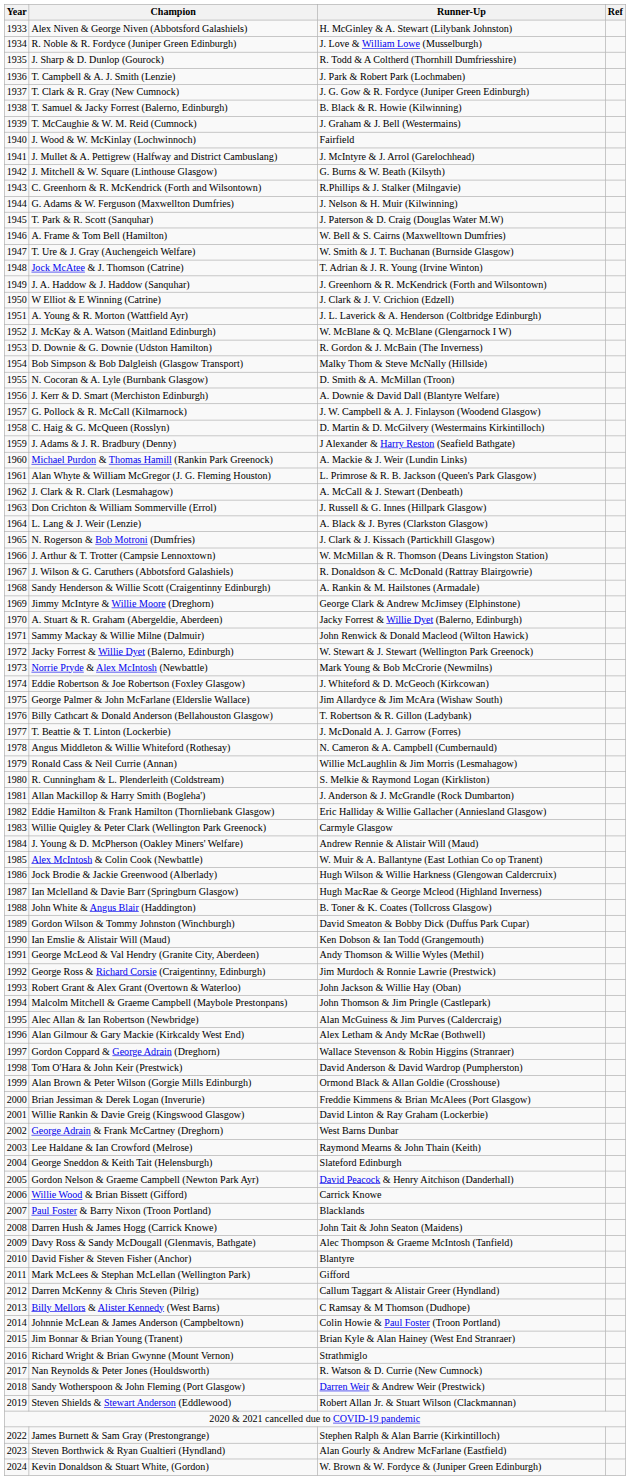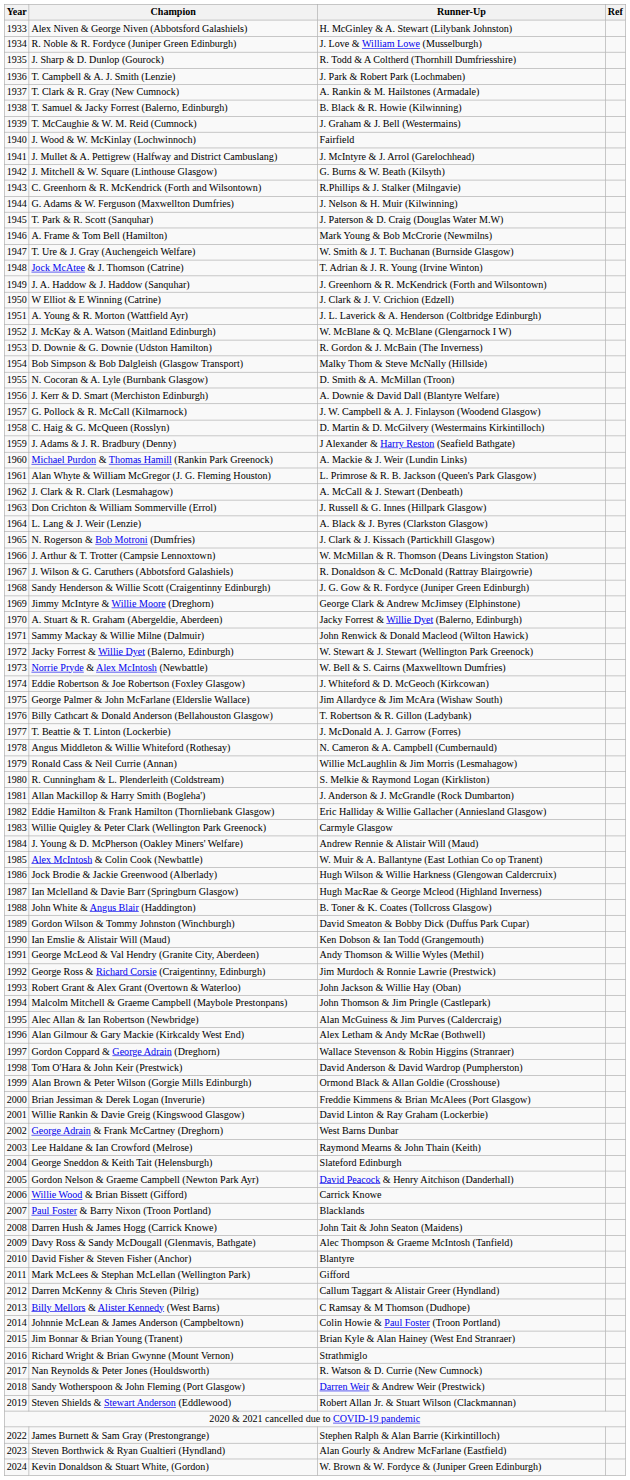(424, 92) J. G. Gow & R. Fordyce (Juniper Green Edinburgh) -> (400, 92) A. Rankin & M. Hailstones (Armadale)
(413, 236) W. Bell & S. Cairns (Maxwelltown Dumfries) -> (406, 236) Mark Young & Bob McCrorie (Newmilns)
(400, 587) A. Rankin & M. Hailstones (Armadale) -> (424, 587) J. G. Gow & R. Fordyce (Juniper Green Edinburgh)
(406, 667) Mark Young & Bob McCrorie (Newmilns) -> (413, 667) W. Bell & S. Cairns (Maxwelltown Dumfries)
